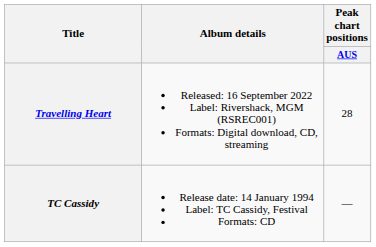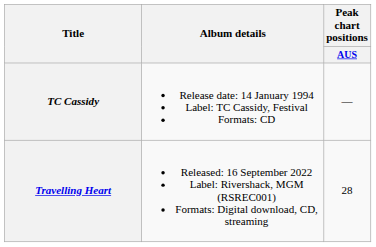rows swapped: (73, 203) <-> (73, 114)
